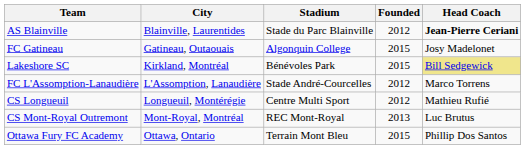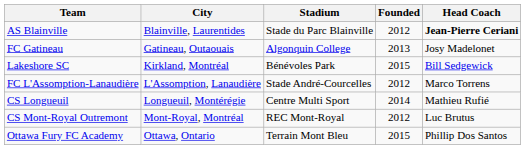(399, 48) 2015 -> (399, 48) 2013
(459, 65) khaki background -> (459, 65) no background
(399, 100) 2012 -> (399, 100) 2014
(399, 118) 2013 -> (399, 118) 2012
